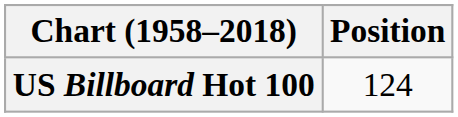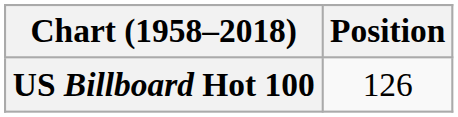(388, 84) 124 -> (388, 84) 126
